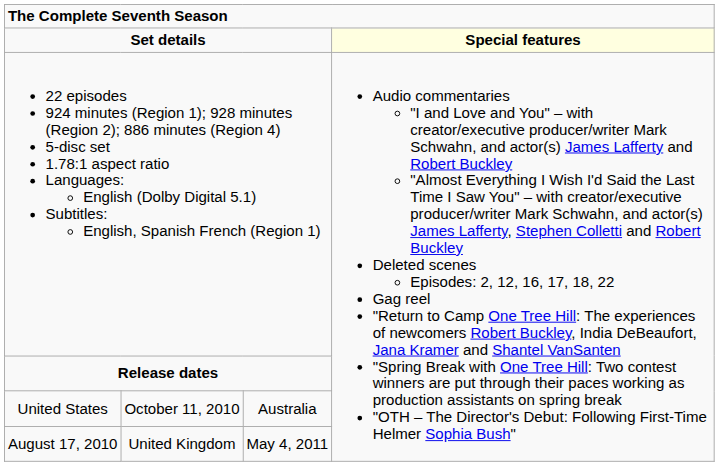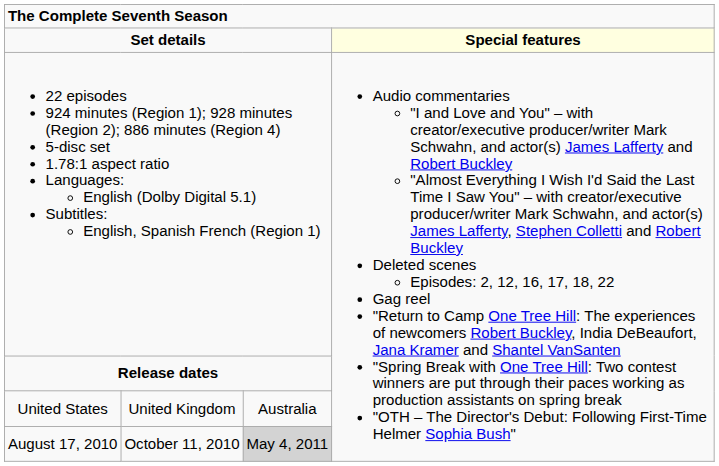(182, 408) October 11, 2010 -> (182, 408) United Kingdom
(182, 443) United Kingdom -> (182, 443) October 11, 2010
(287, 443) no background -> (287, 443) lightgrey background
